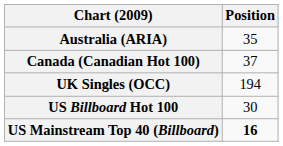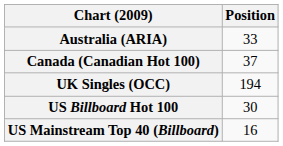(250, 38) 35 -> (250, 38) 33
(250, 130) bold -> (250, 130) normal
